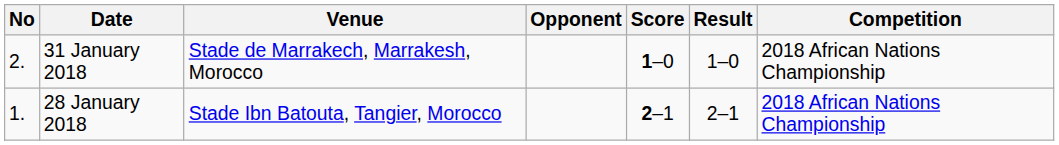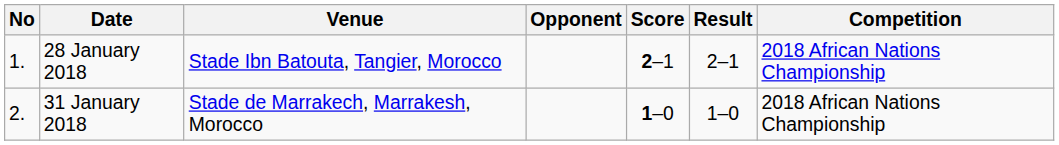rows swapped: (92, 113) <-> (92, 61)
